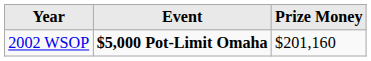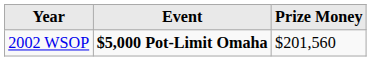(305, 42) $201,160 -> (305, 42) $201,560
